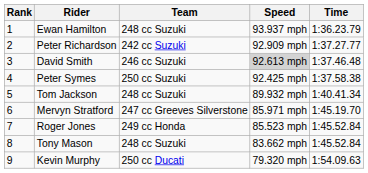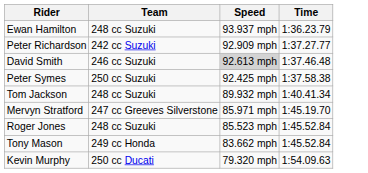- column: (19, 13)
(153, 127) 249 cc Honda -> (123, 127) 248 cc Suzuki
(154, 144) 248 cc Suzuki -> (123, 144) 249 cc Honda
